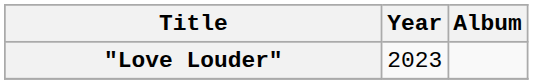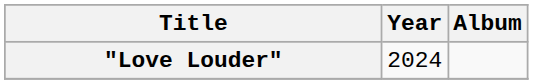(415, 61) 2023 -> (415, 61) 2024
